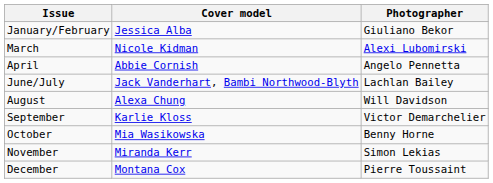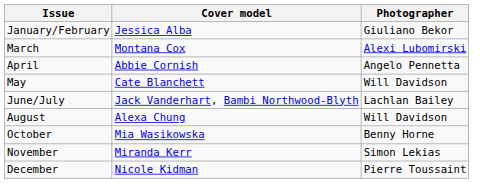(156, 48) Nicole Kidman -> (150, 48) Montana Cox
+ row: (17, 83)
- row: (36, 117)
(150, 169) Montana Cox -> (156, 169) Nicole Kidman
